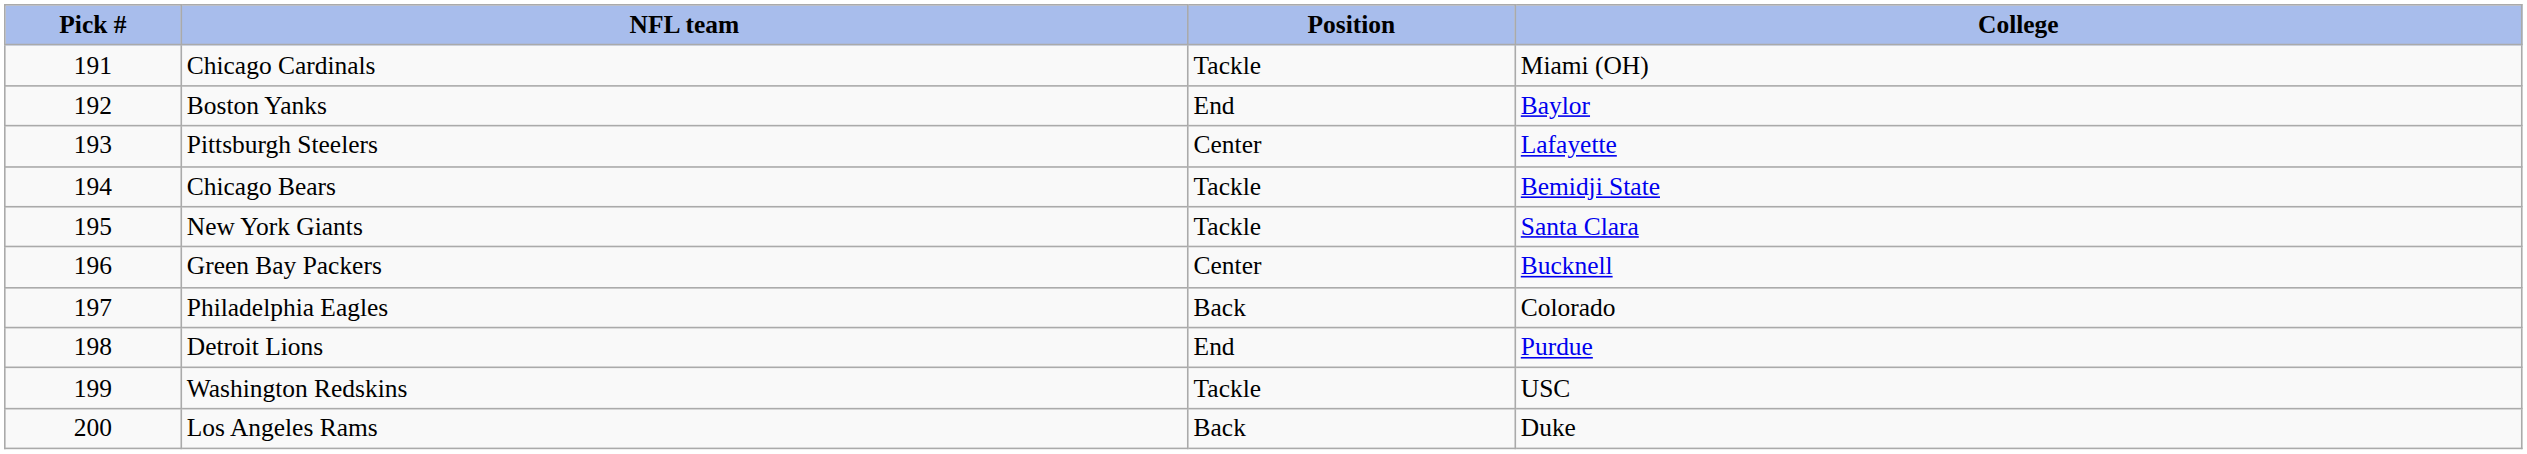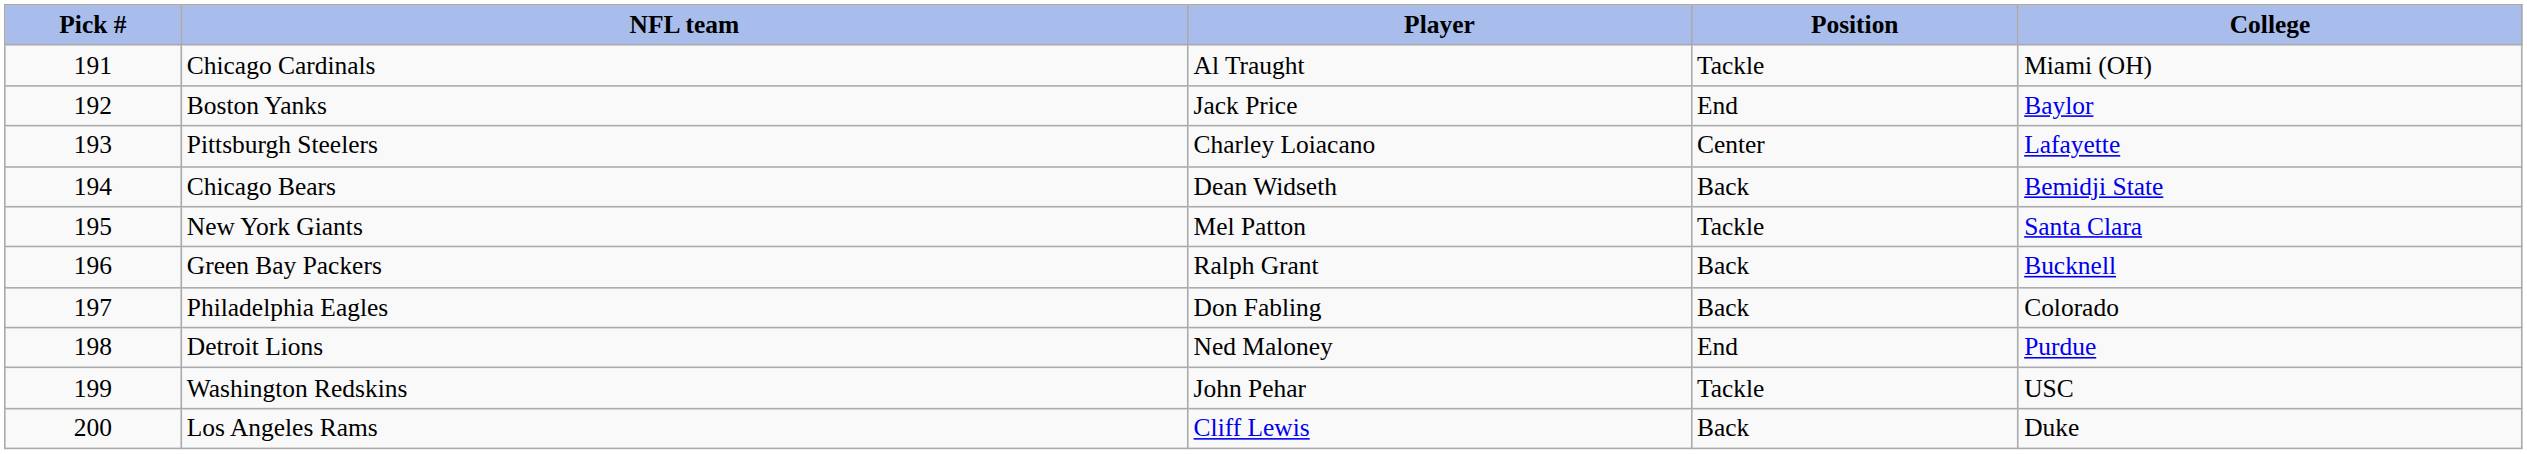+ column: (1439, 24)
(1227, 186) Tackle -> (1723, 186) Back
(1228, 266) Center -> (1723, 266) Back
